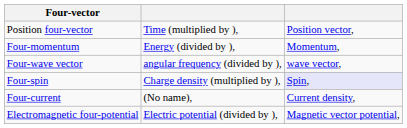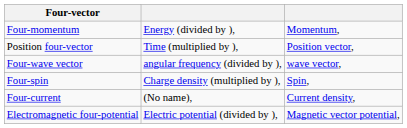rows swapped: (50, 30) <-> (43, 47)
(298, 81) lavender background -> (298, 81) no background
